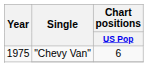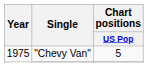(118, 54) 6 -> (118, 54) 5
